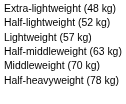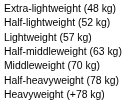+ row: (54, 94)
